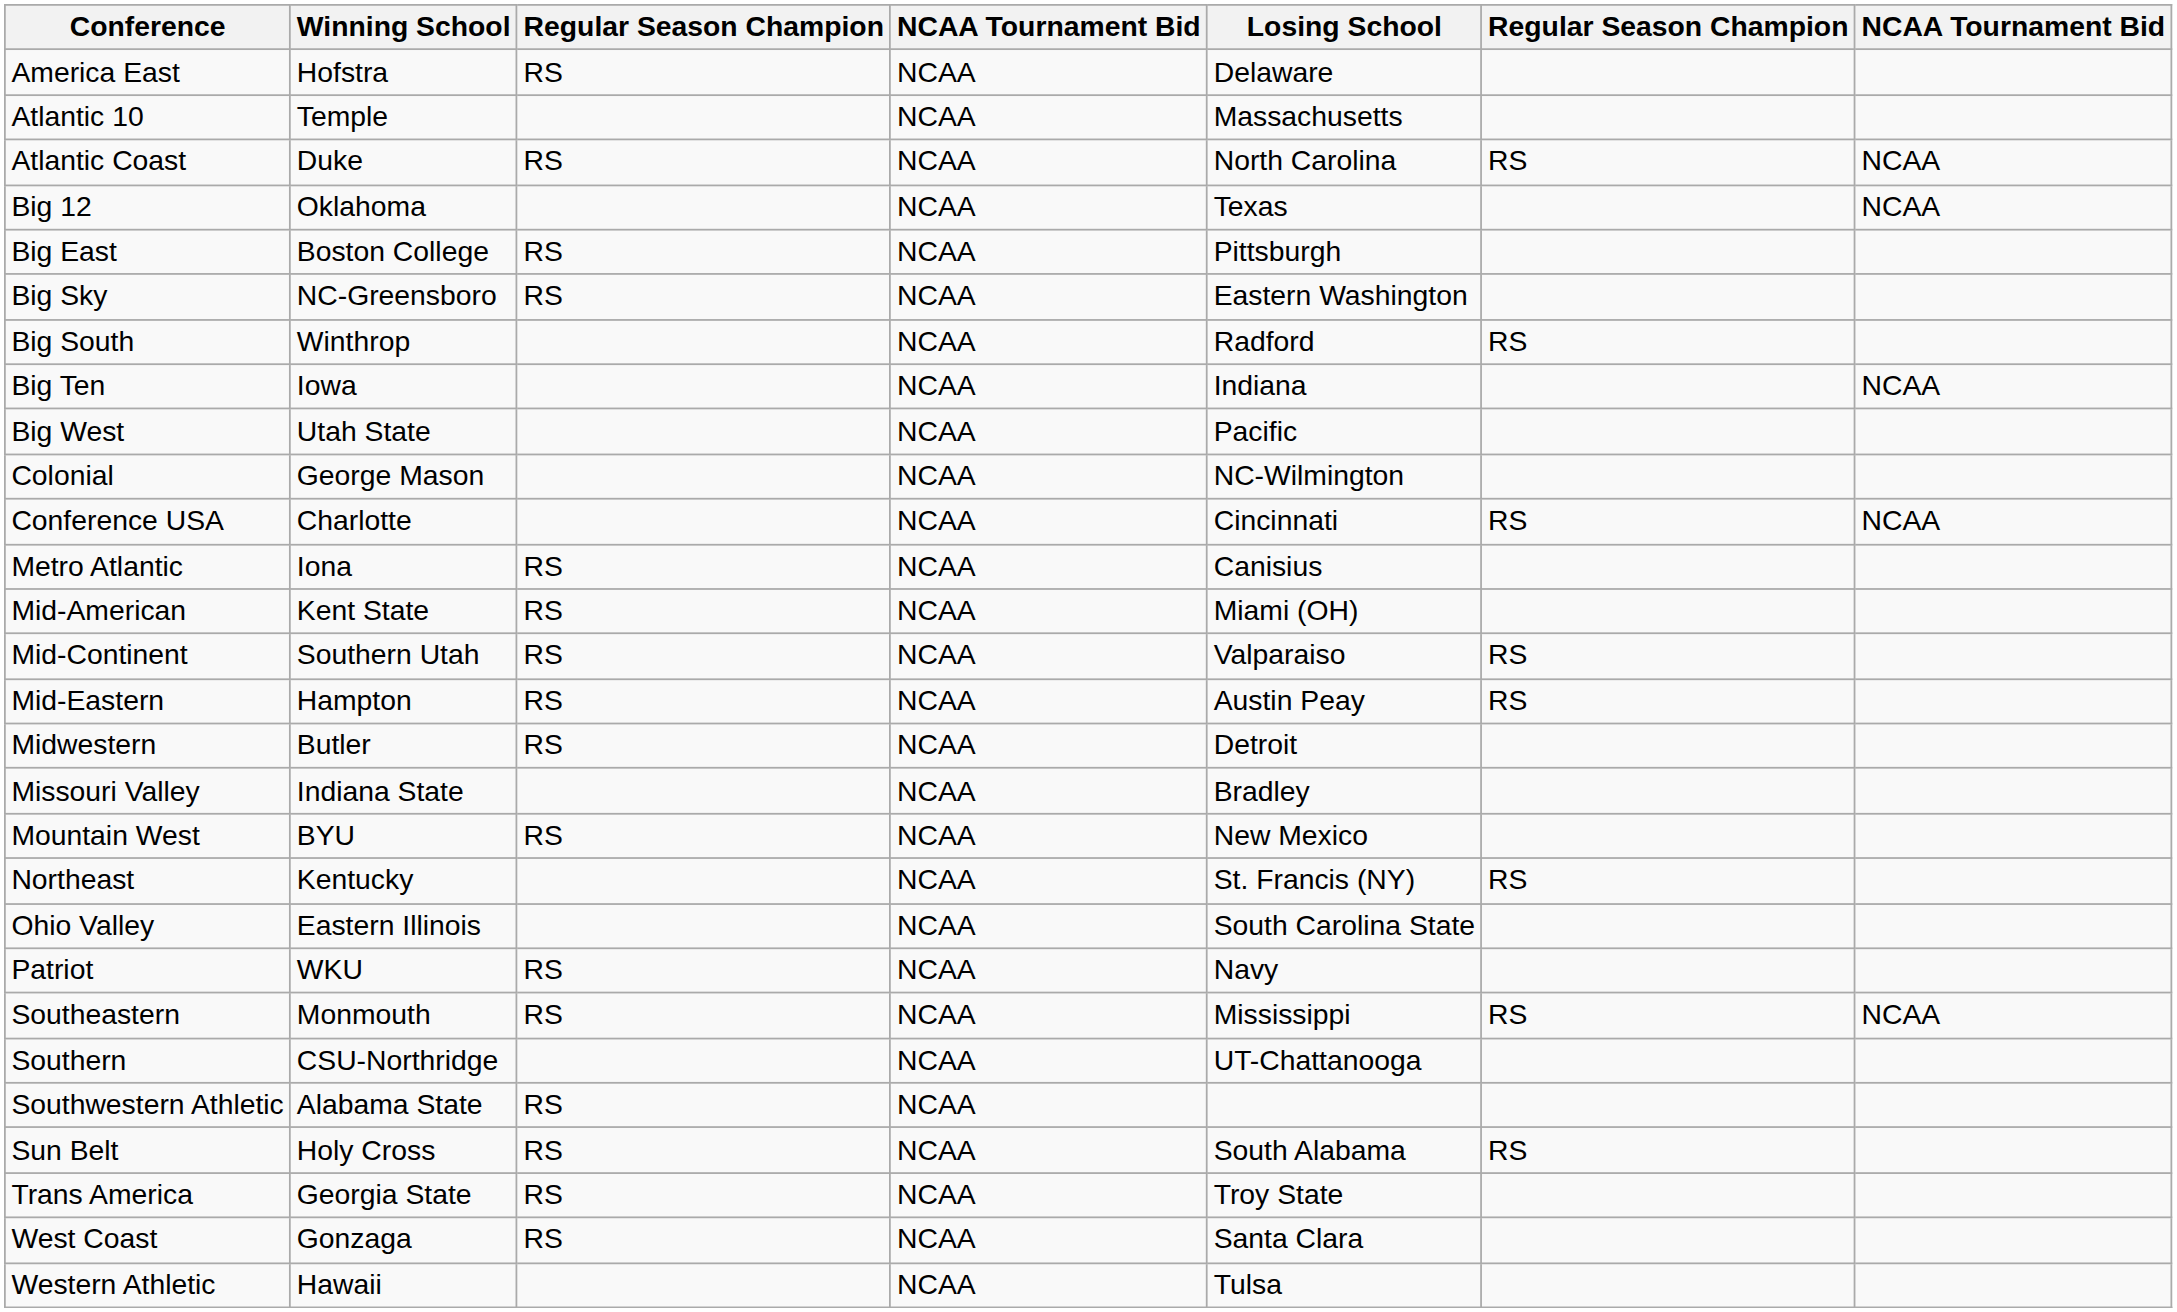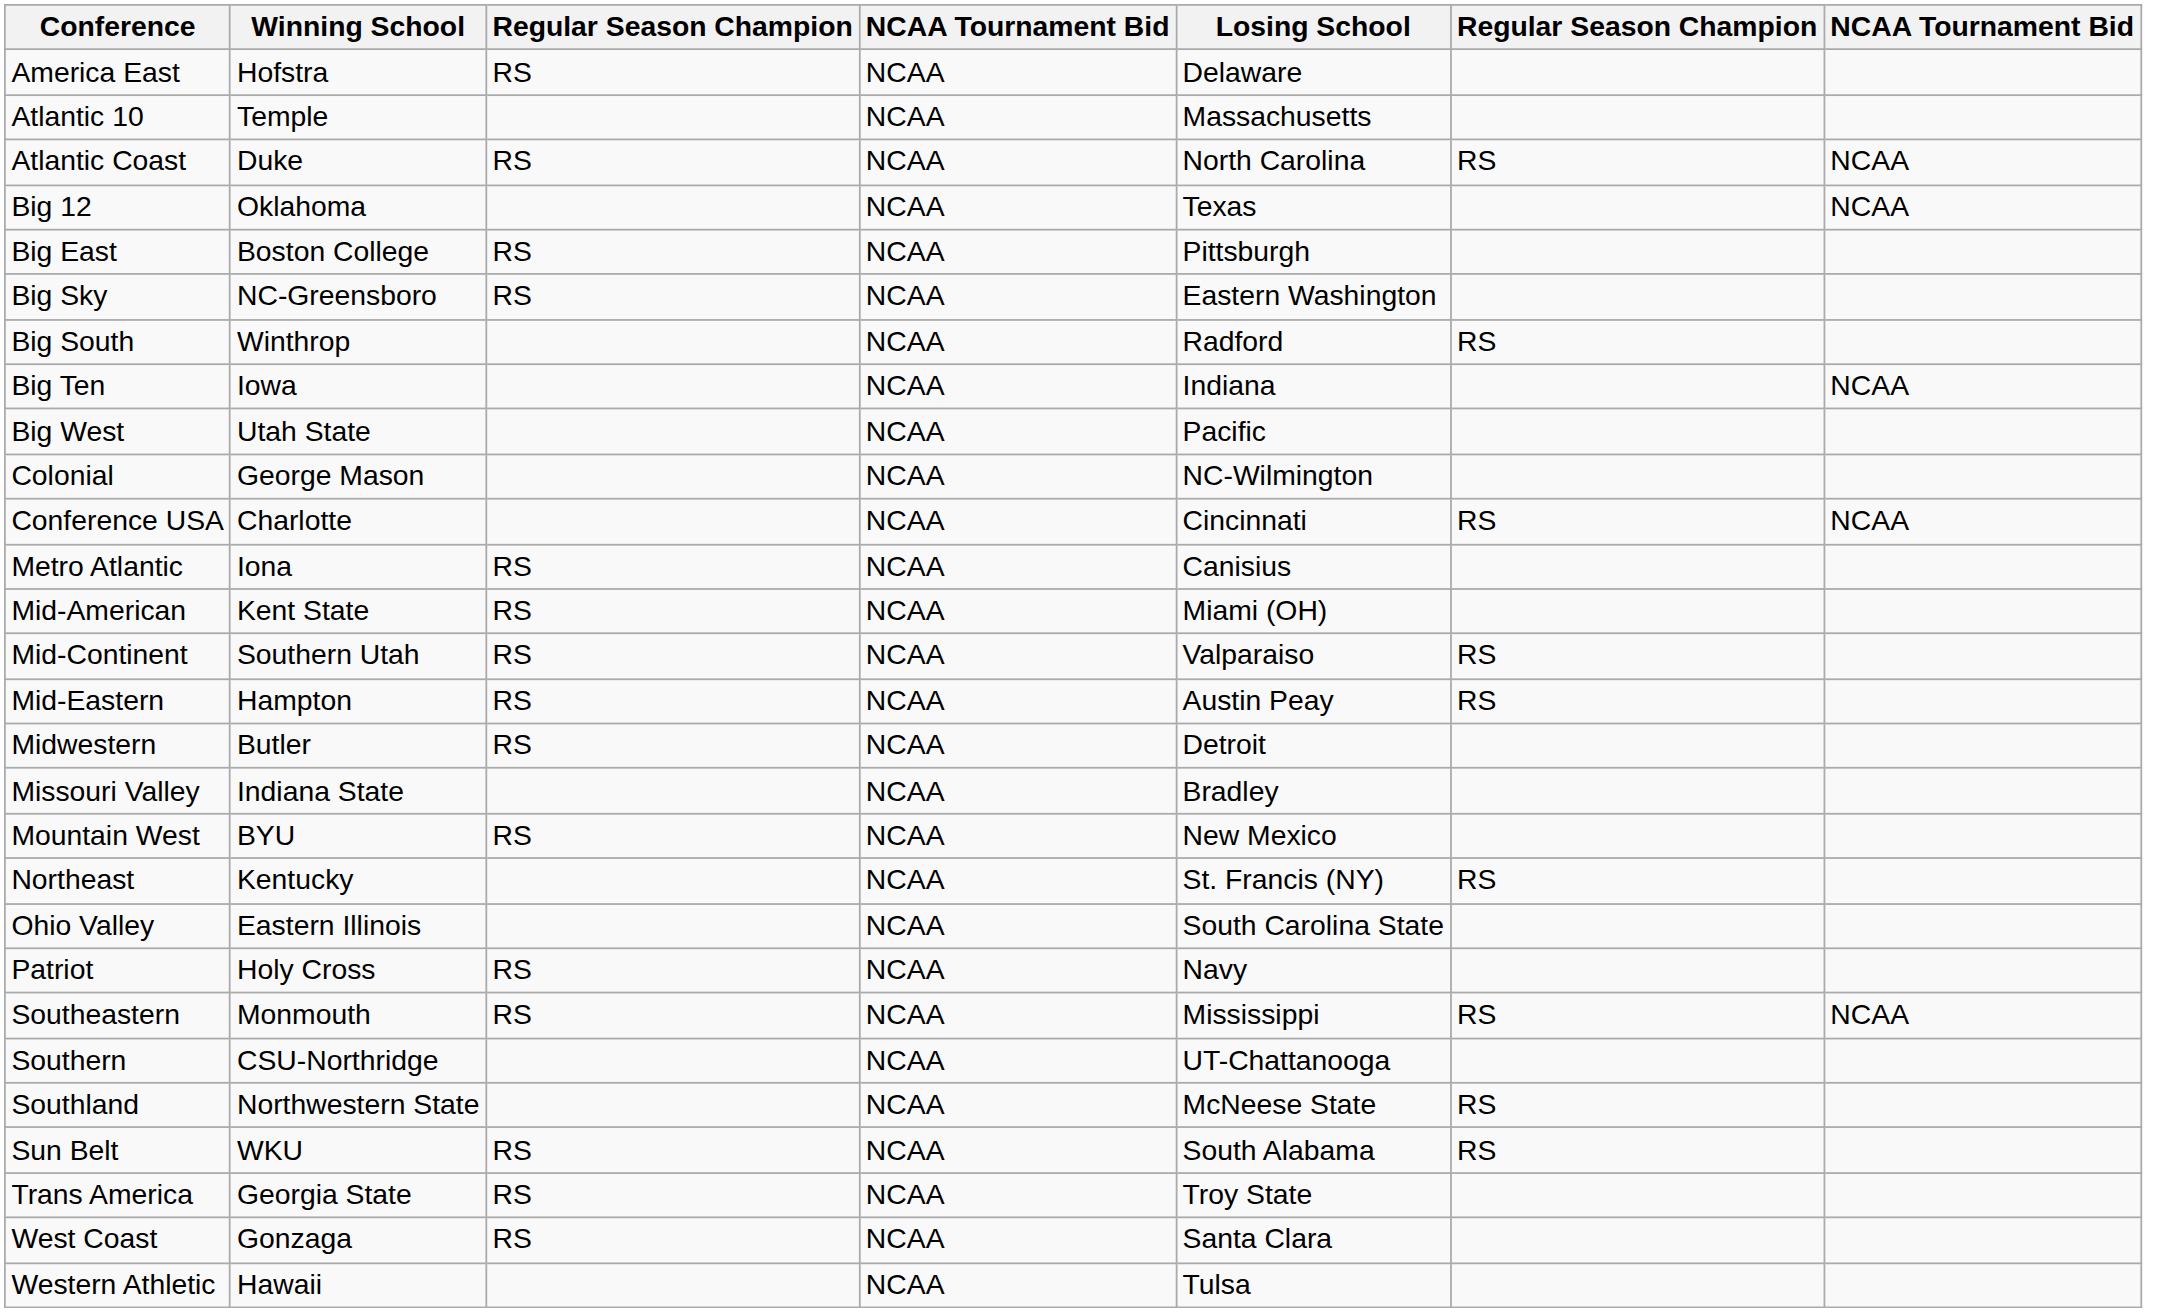(330, 970) WKU -> (306, 970) Holy Cross
+ row: (75, 1104)
- row: (148, 1104)
(366, 1149) Holy Cross -> (270, 1149) WKU
